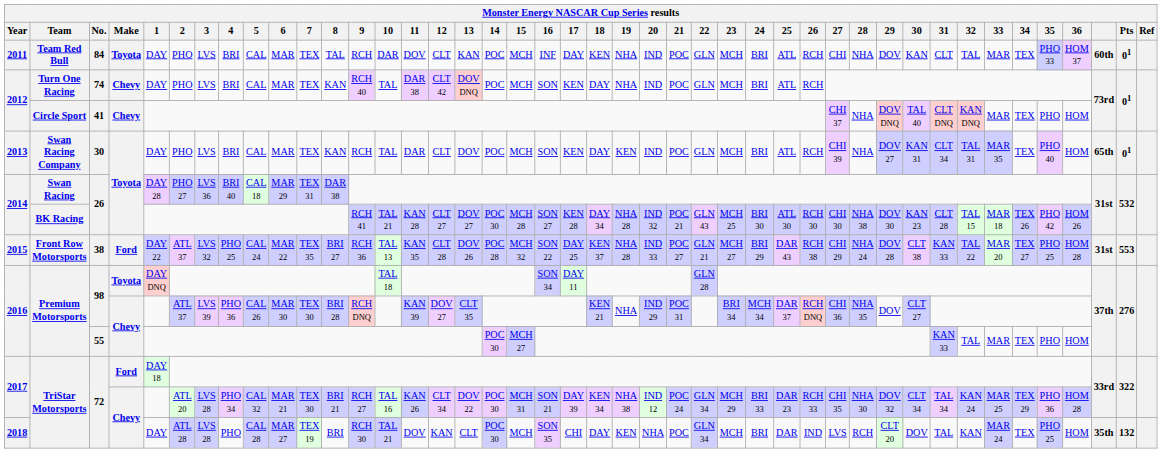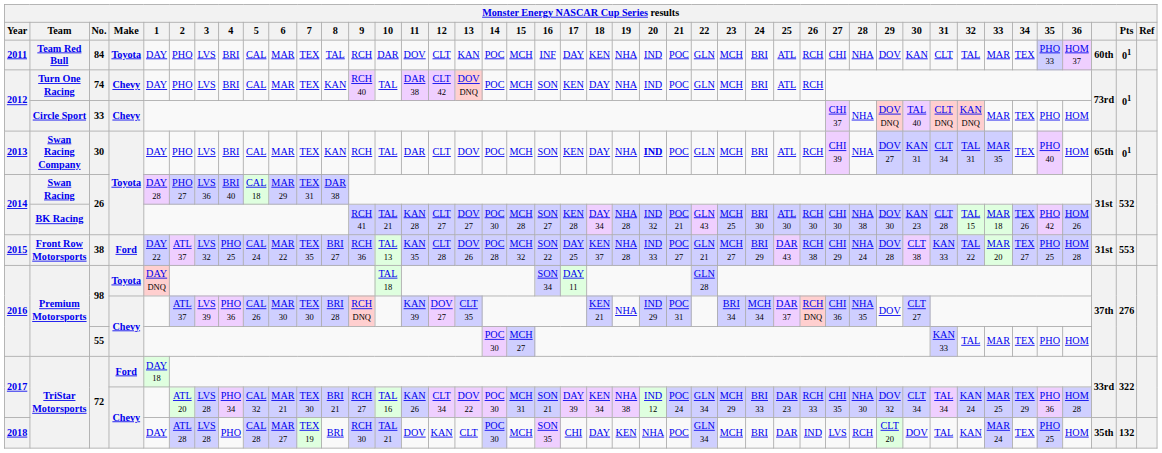(99, 115) 41 -> (99, 115) 33
(626, 152) KEN -> (626, 152) NHA
(653, 152) normal -> (653, 152) bold
